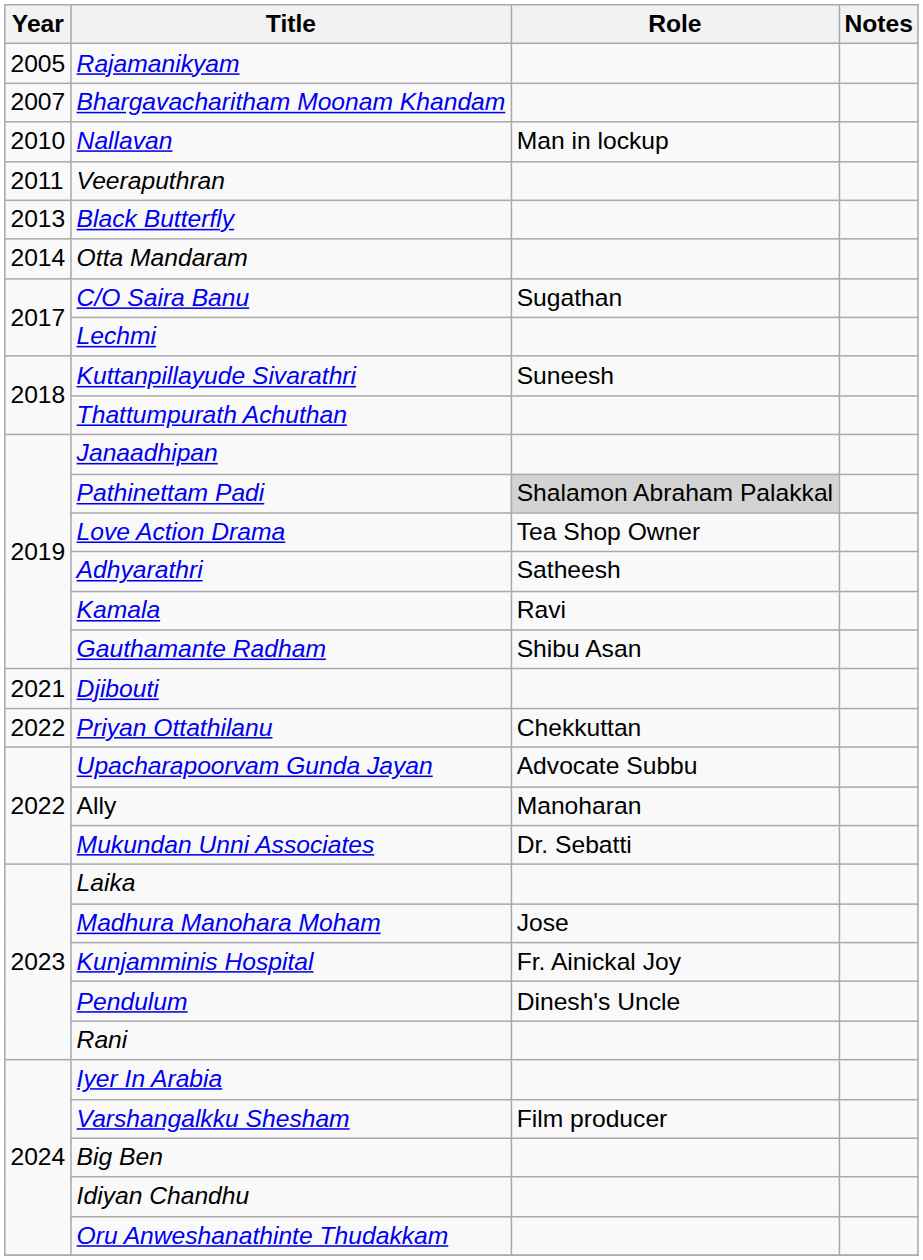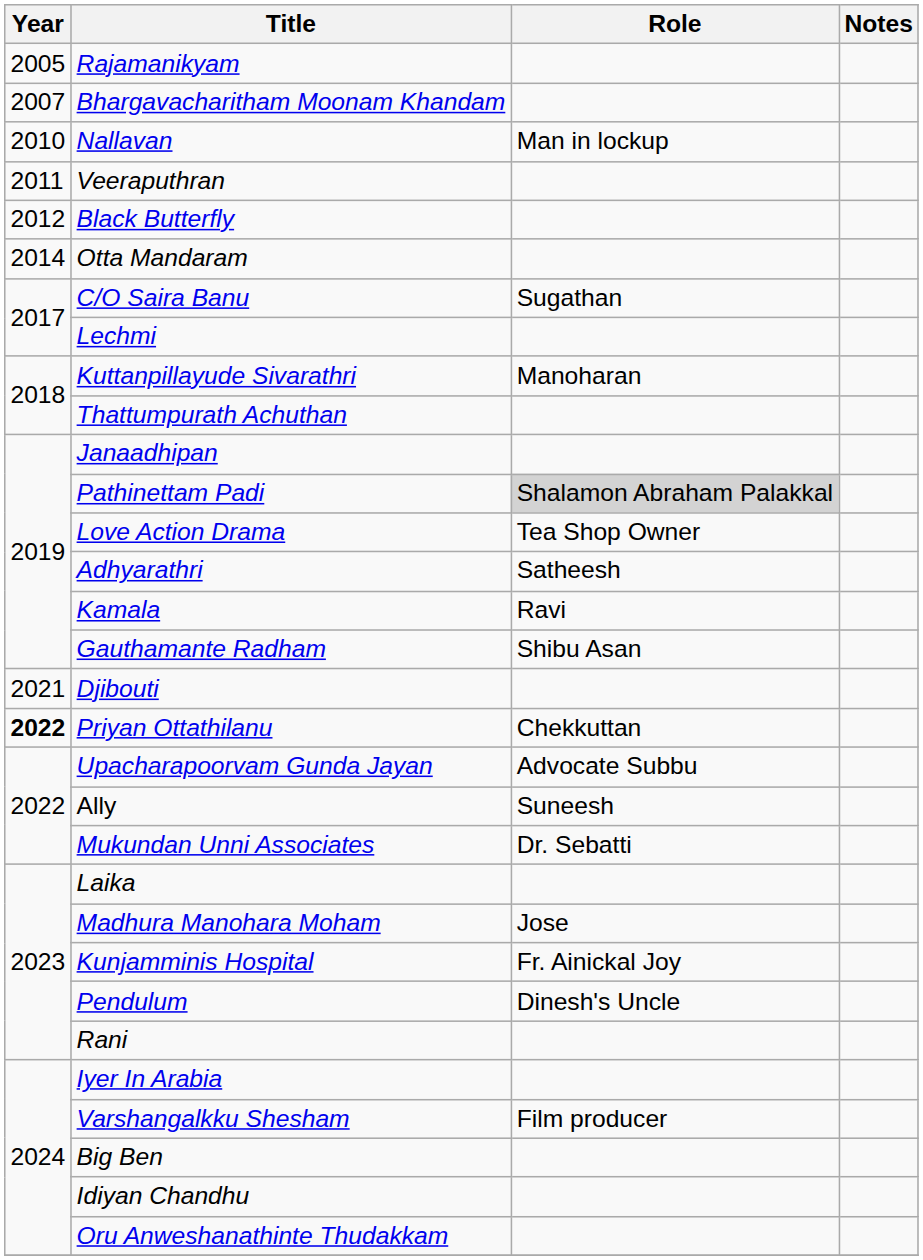(38, 219) 2013 -> (38, 219) 2012
(565, 375) Suneesh -> (579, 375) Manoharan
(38, 727) normal -> (38, 727) bold
(579, 805) Manoharan -> (565, 805) Suneesh
